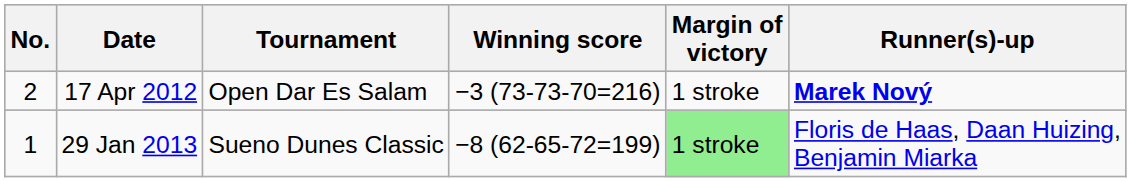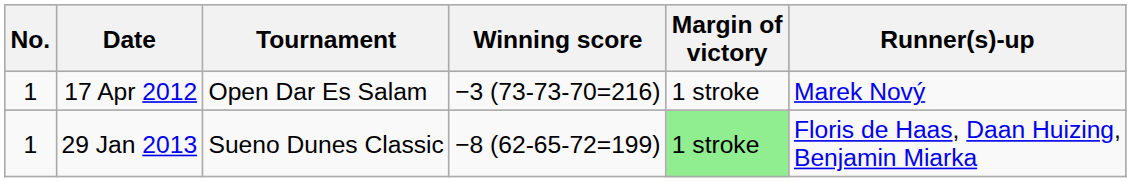(30, 91) 2 -> (30, 91) 1
(863, 91) bold -> (860, 91) normal
